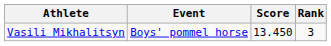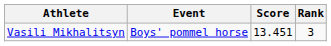(273, 32) 13.450 -> (273, 32) 13.451
